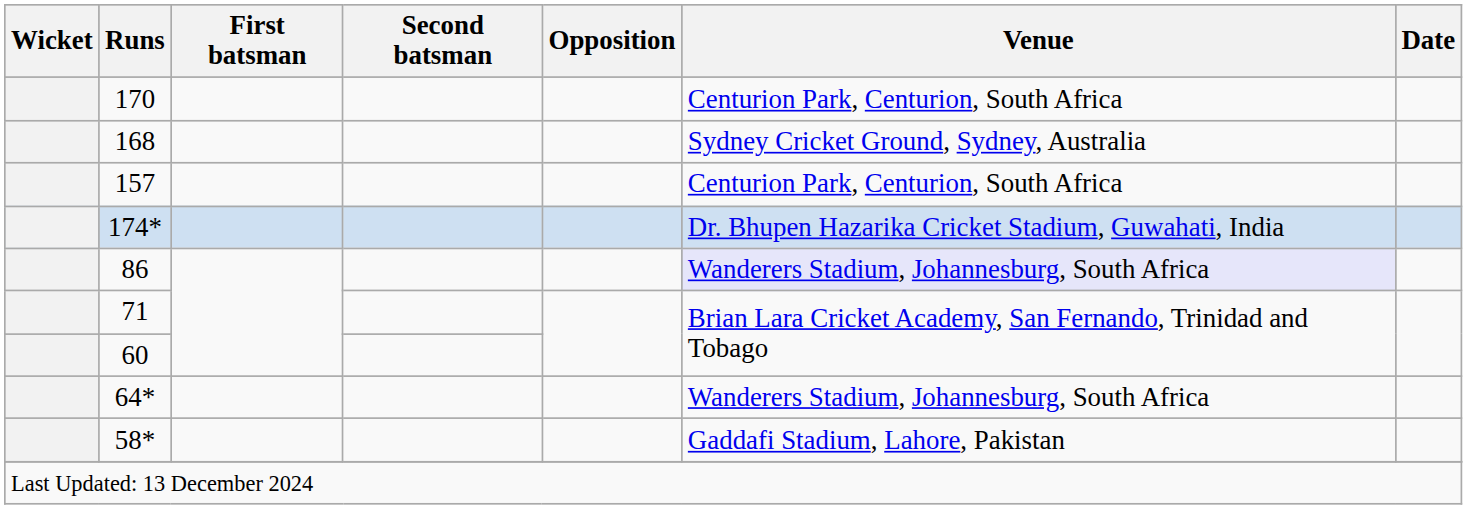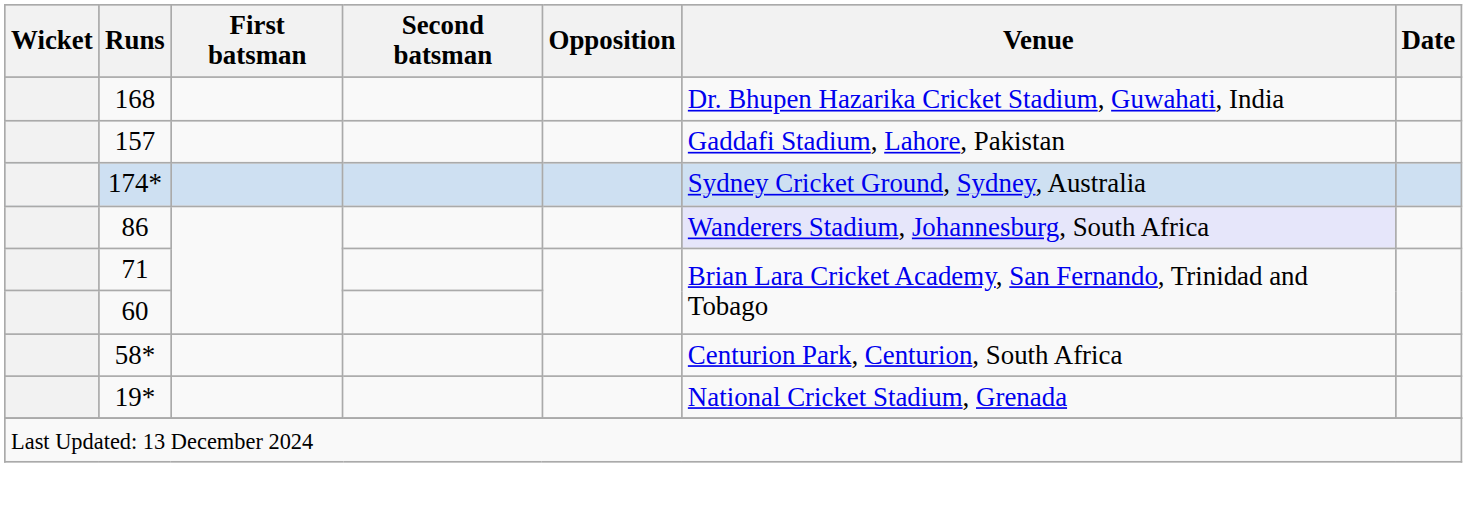- row: (135, 98)
(917, 141) Sydney Cricket Ground, Sydney, Australia -> (986, 98) Dr. Bhupen Hazarika Cricket Stadium, Guwahati, India
(905, 183) Centurion Park, Centurion, South Africa -> (876, 141) Gaddafi Stadium, Lahore, Pakistan
(986, 226) Dr. Bhupen Hazarika Cricket Stadium, Guwahati, India -> (917, 183) Sydney Cricket Ground, Sydney, Australia
- row: (135, 397)
(876, 439) Gaddafi Stadium, Lahore, Pakistan -> (905, 354) Centurion Park, Centurion, South Africa
+ row: (135, 397)
